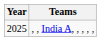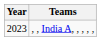(17, 28) 2025 -> (17, 28) 2023
